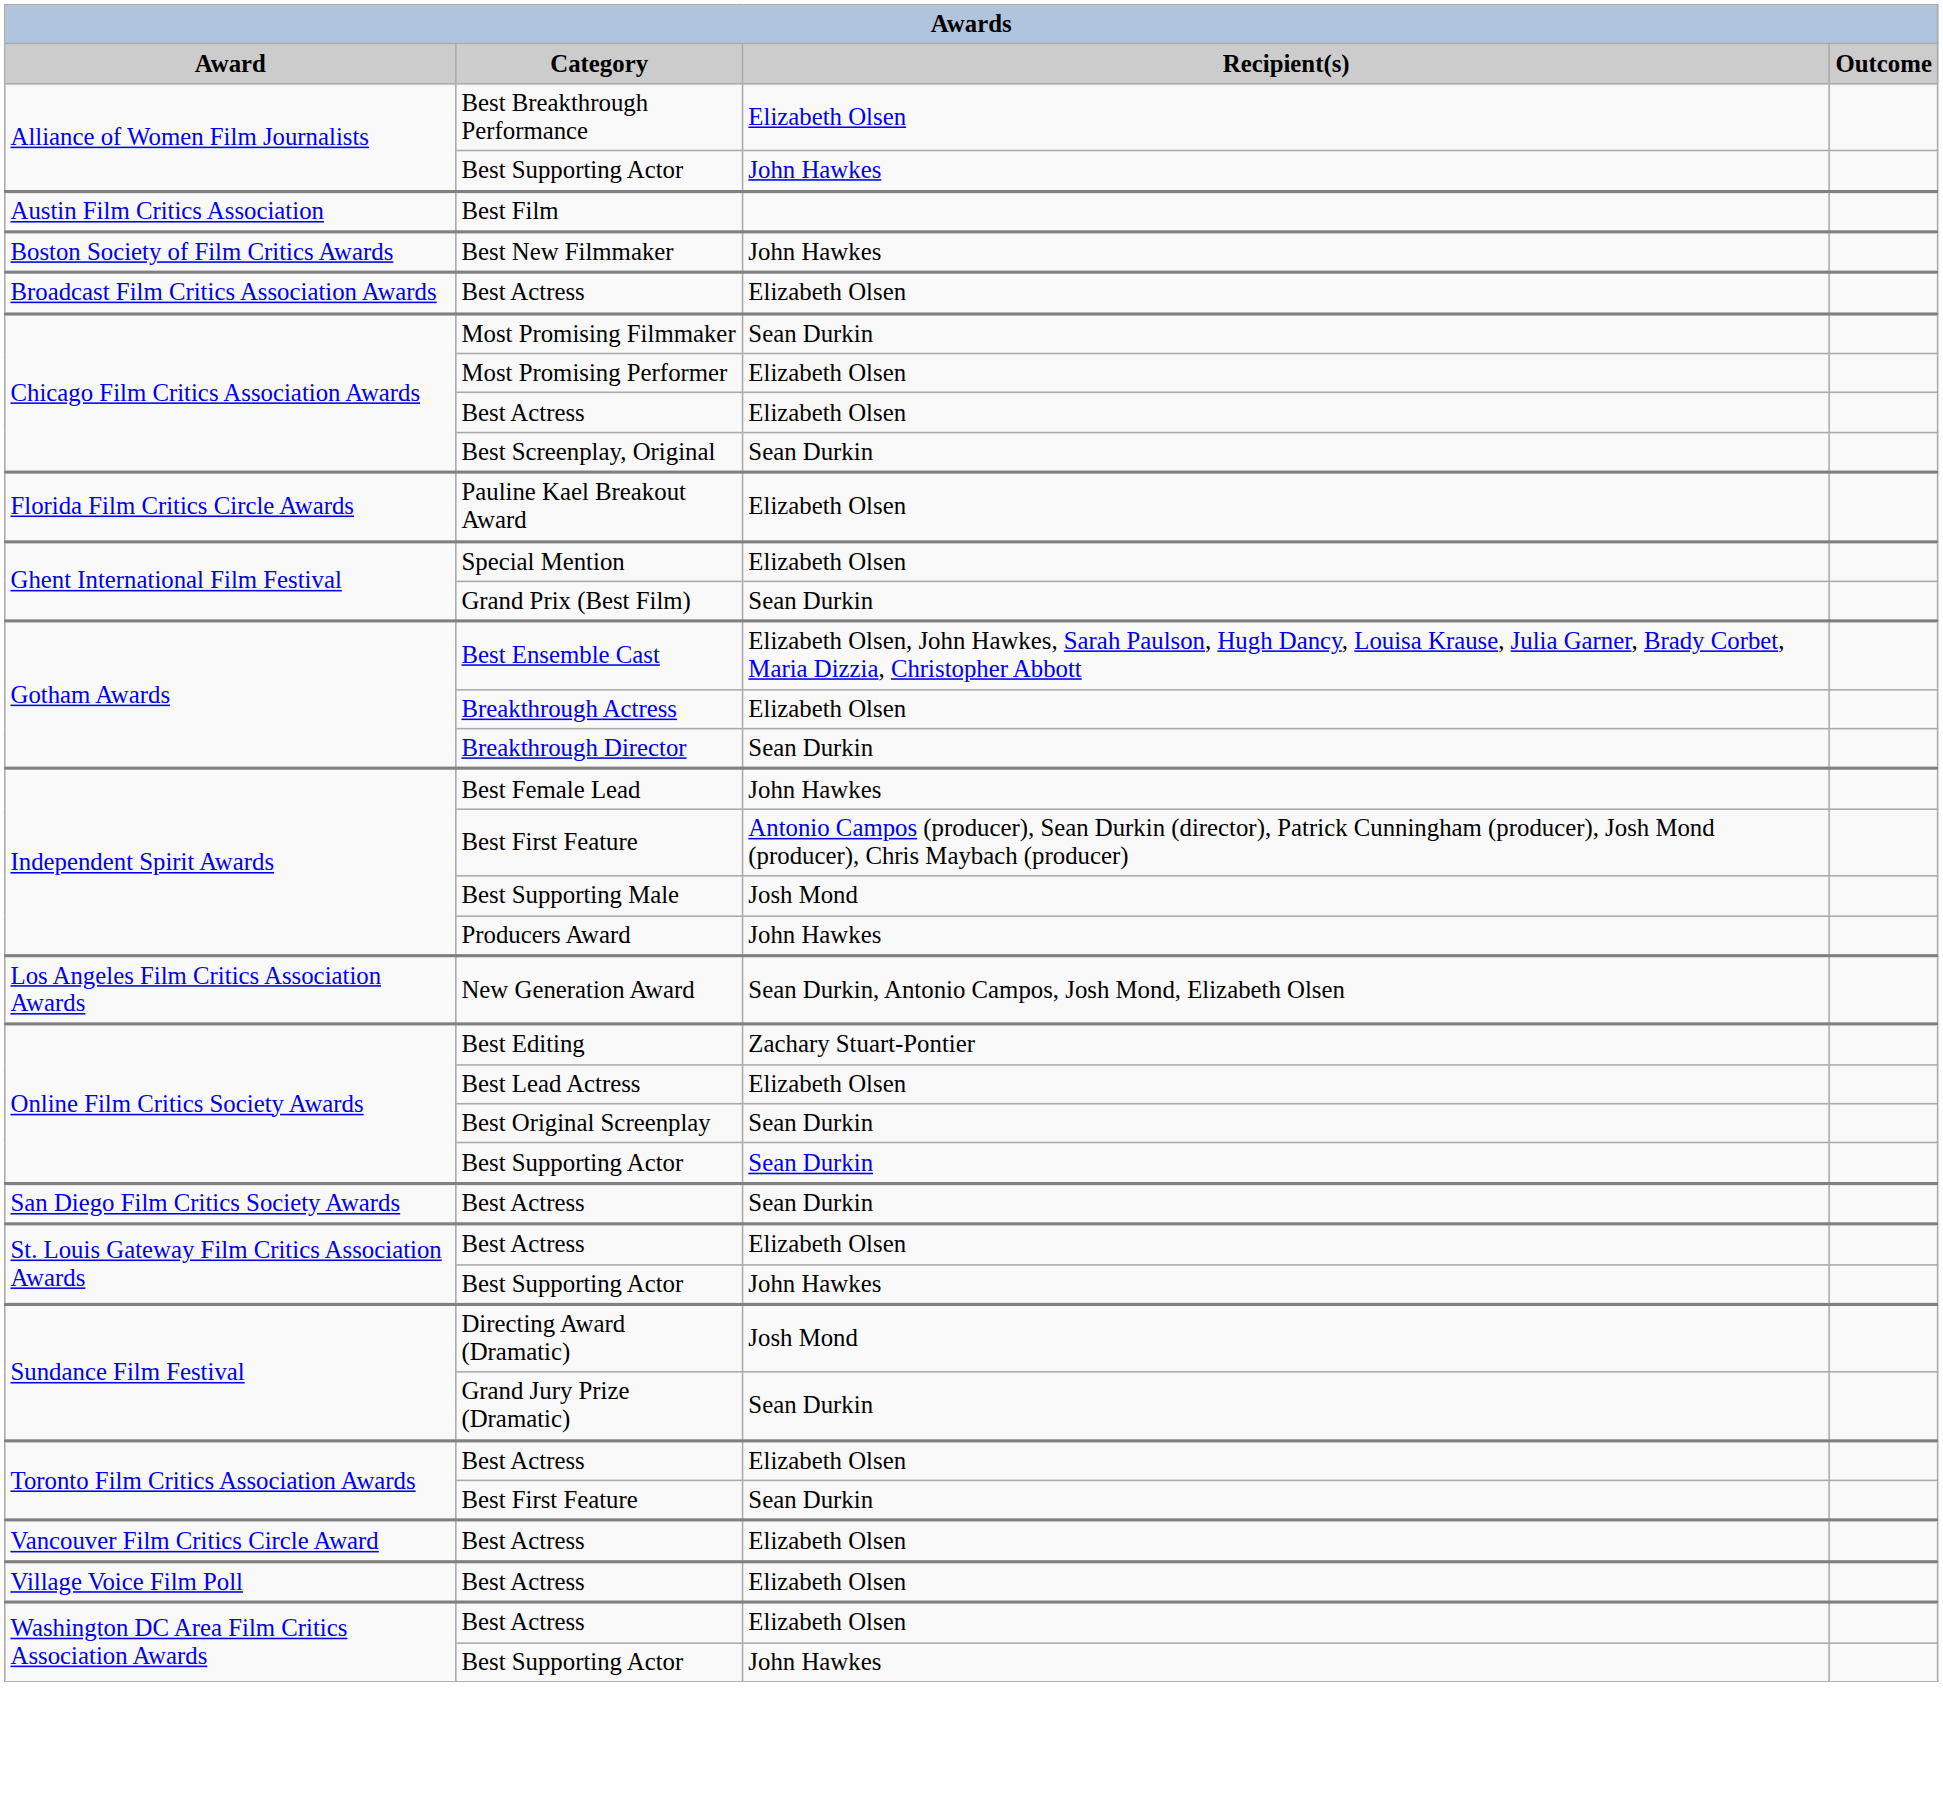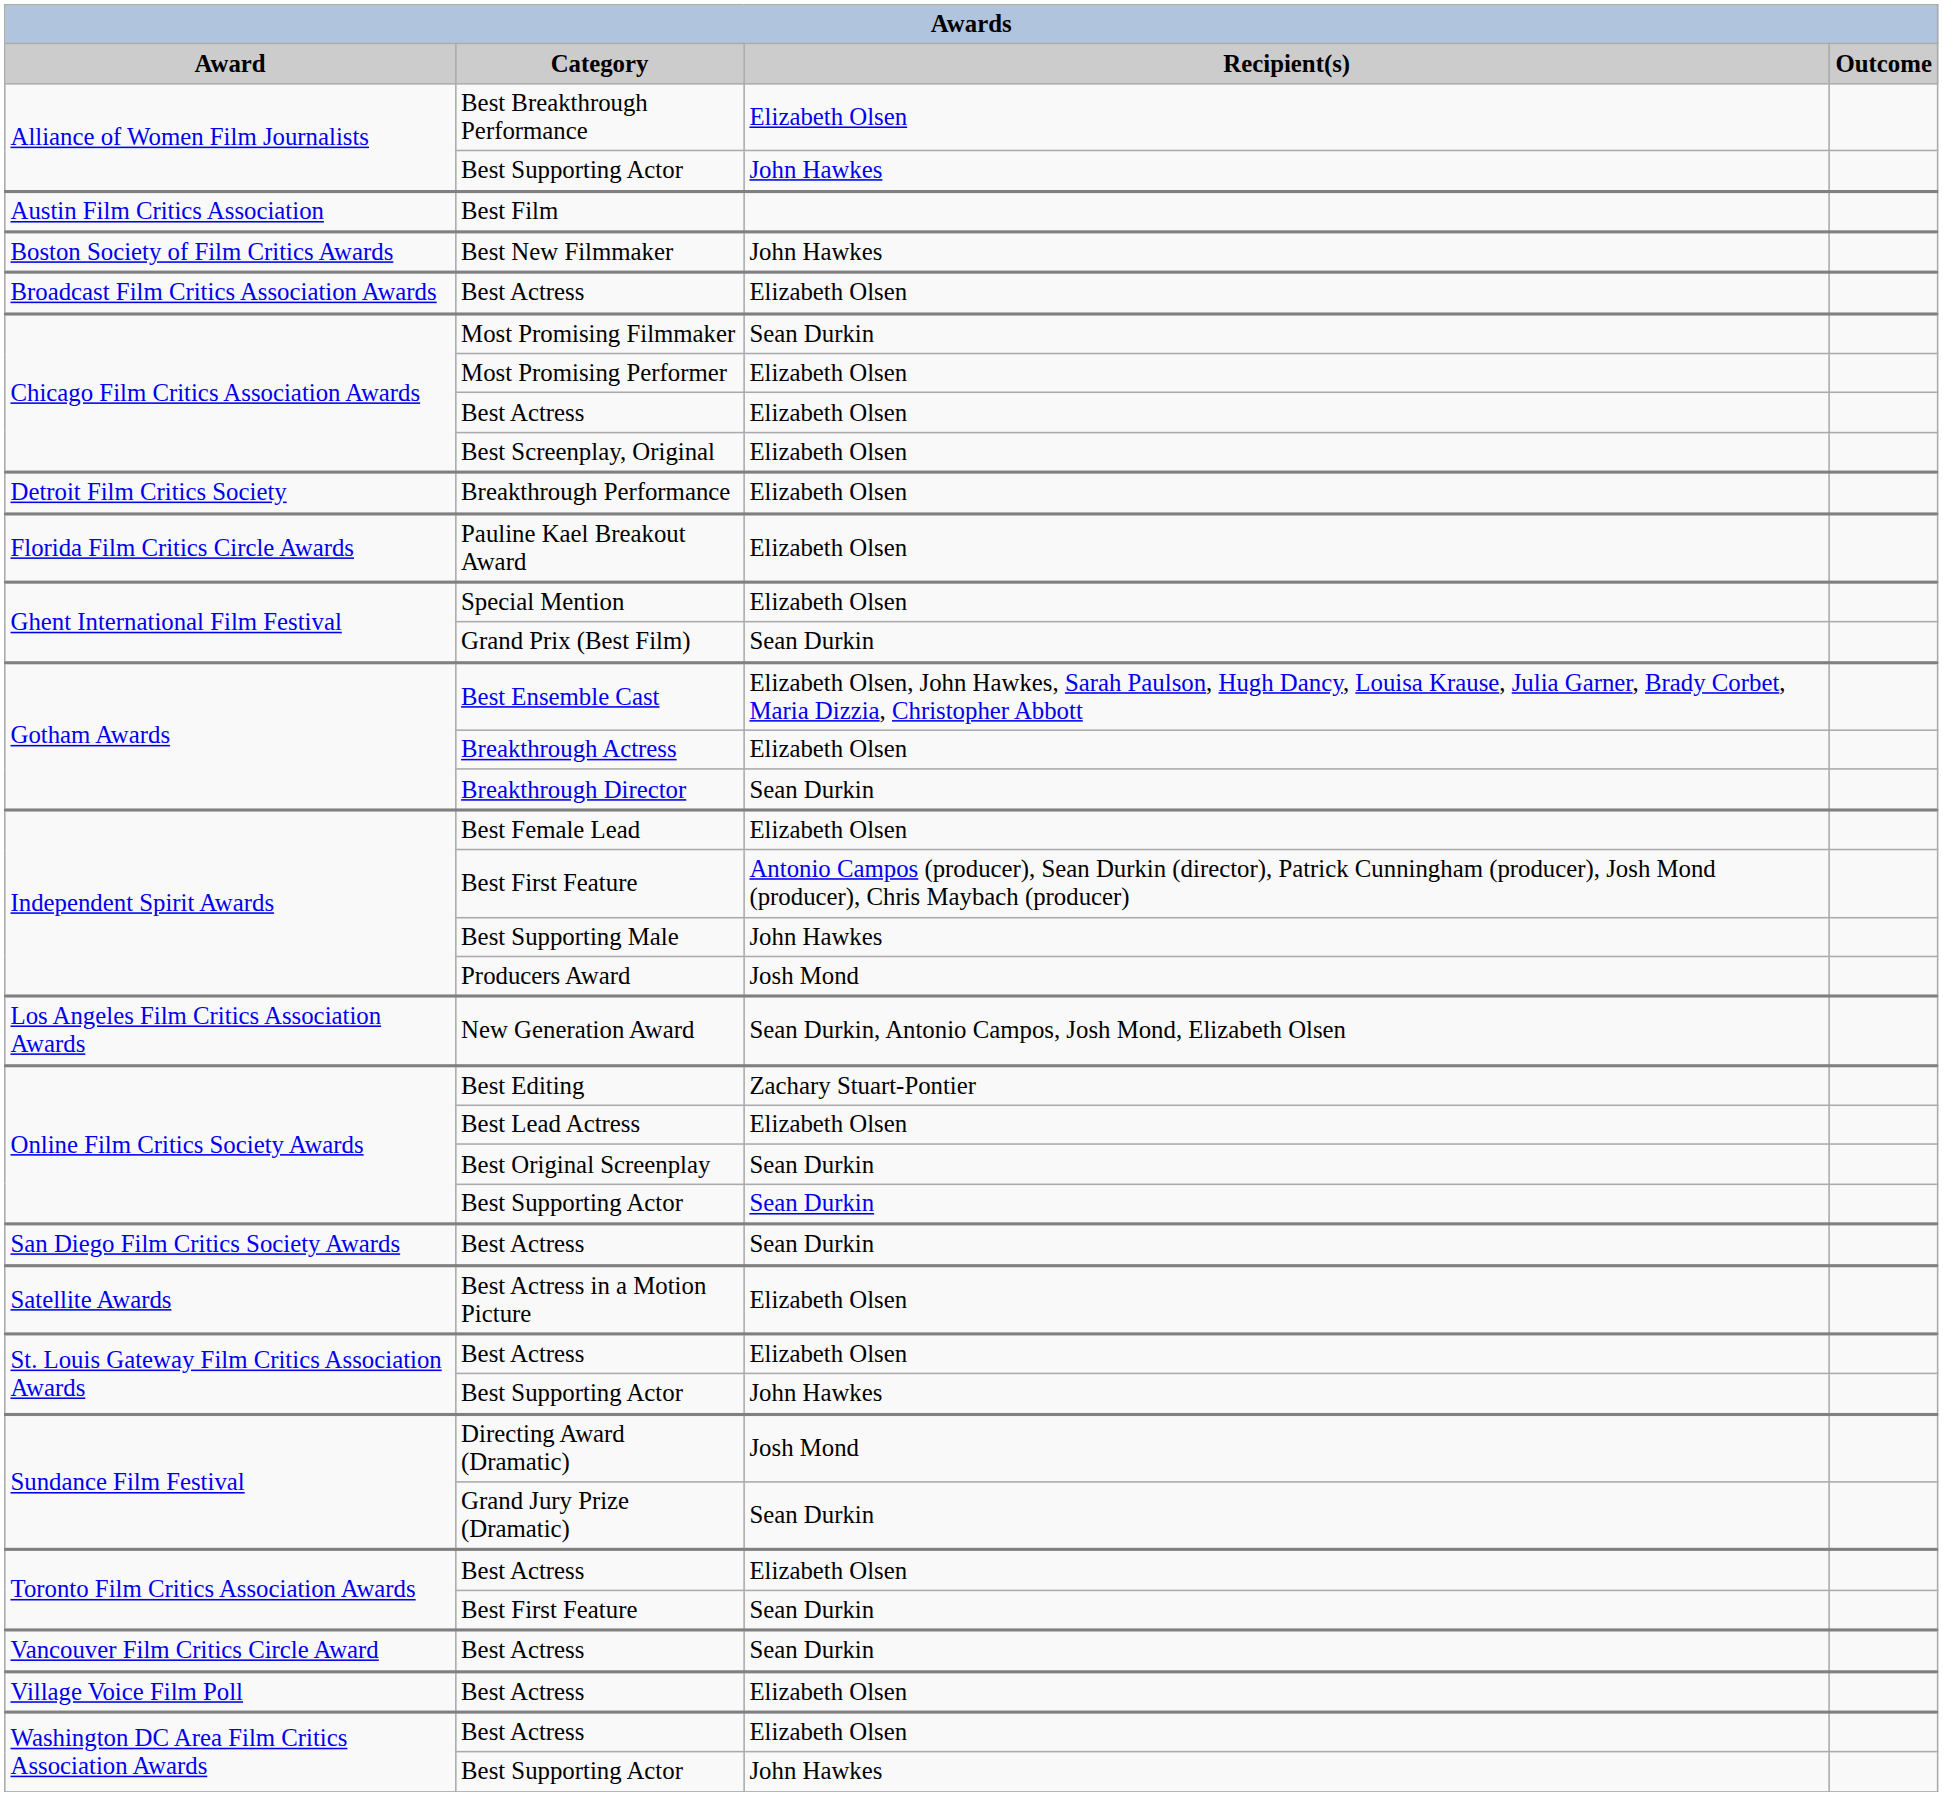(811, 451) Sean Durkin -> (828, 451) Elizabeth Olsen
+ row: (149, 492)
(815, 788) John Hawkes -> (828, 829) Elizabeth Olsen
(803, 895) Josh Mond -> (816, 936) John Hawkes
(815, 934) John Hawkes -> (804, 975) Josh Mond
+ row: (91, 1299)
(827, 1540) Elizabeth Olsen -> (812, 1650) Sean Durkin
